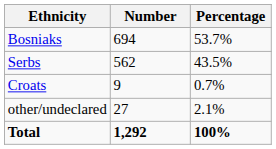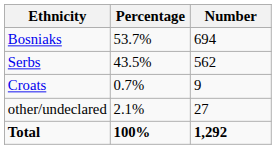columns swapped: (150, 16) <-> (231, 16)
